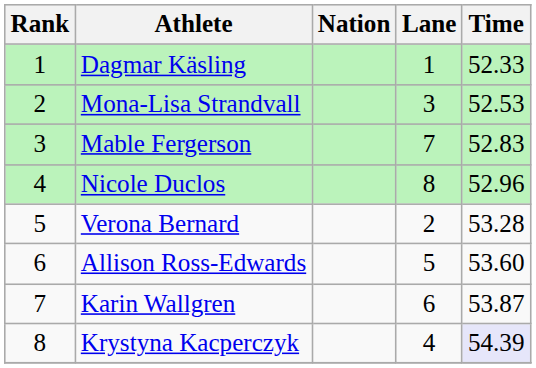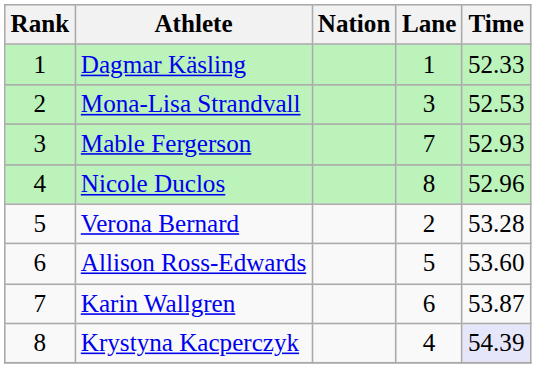(496, 143) 52.83 -> (496, 143) 52.93
